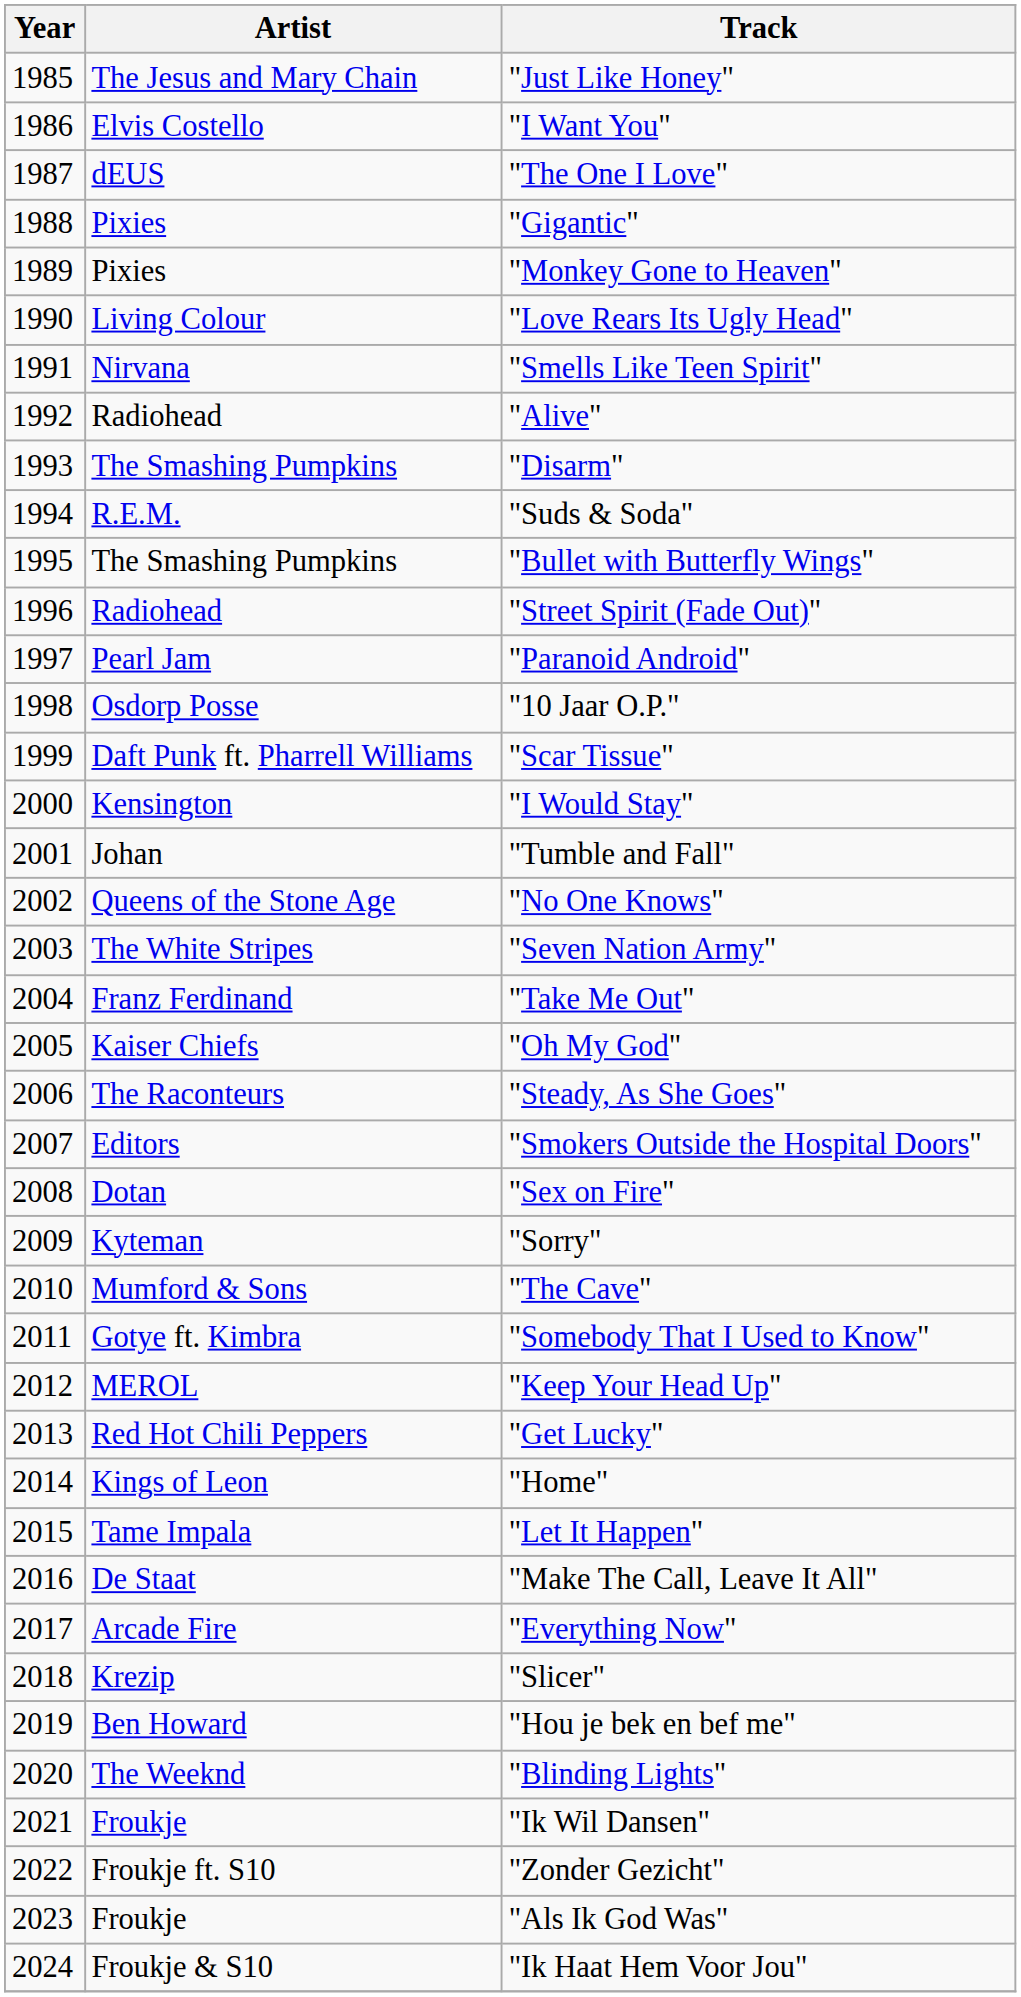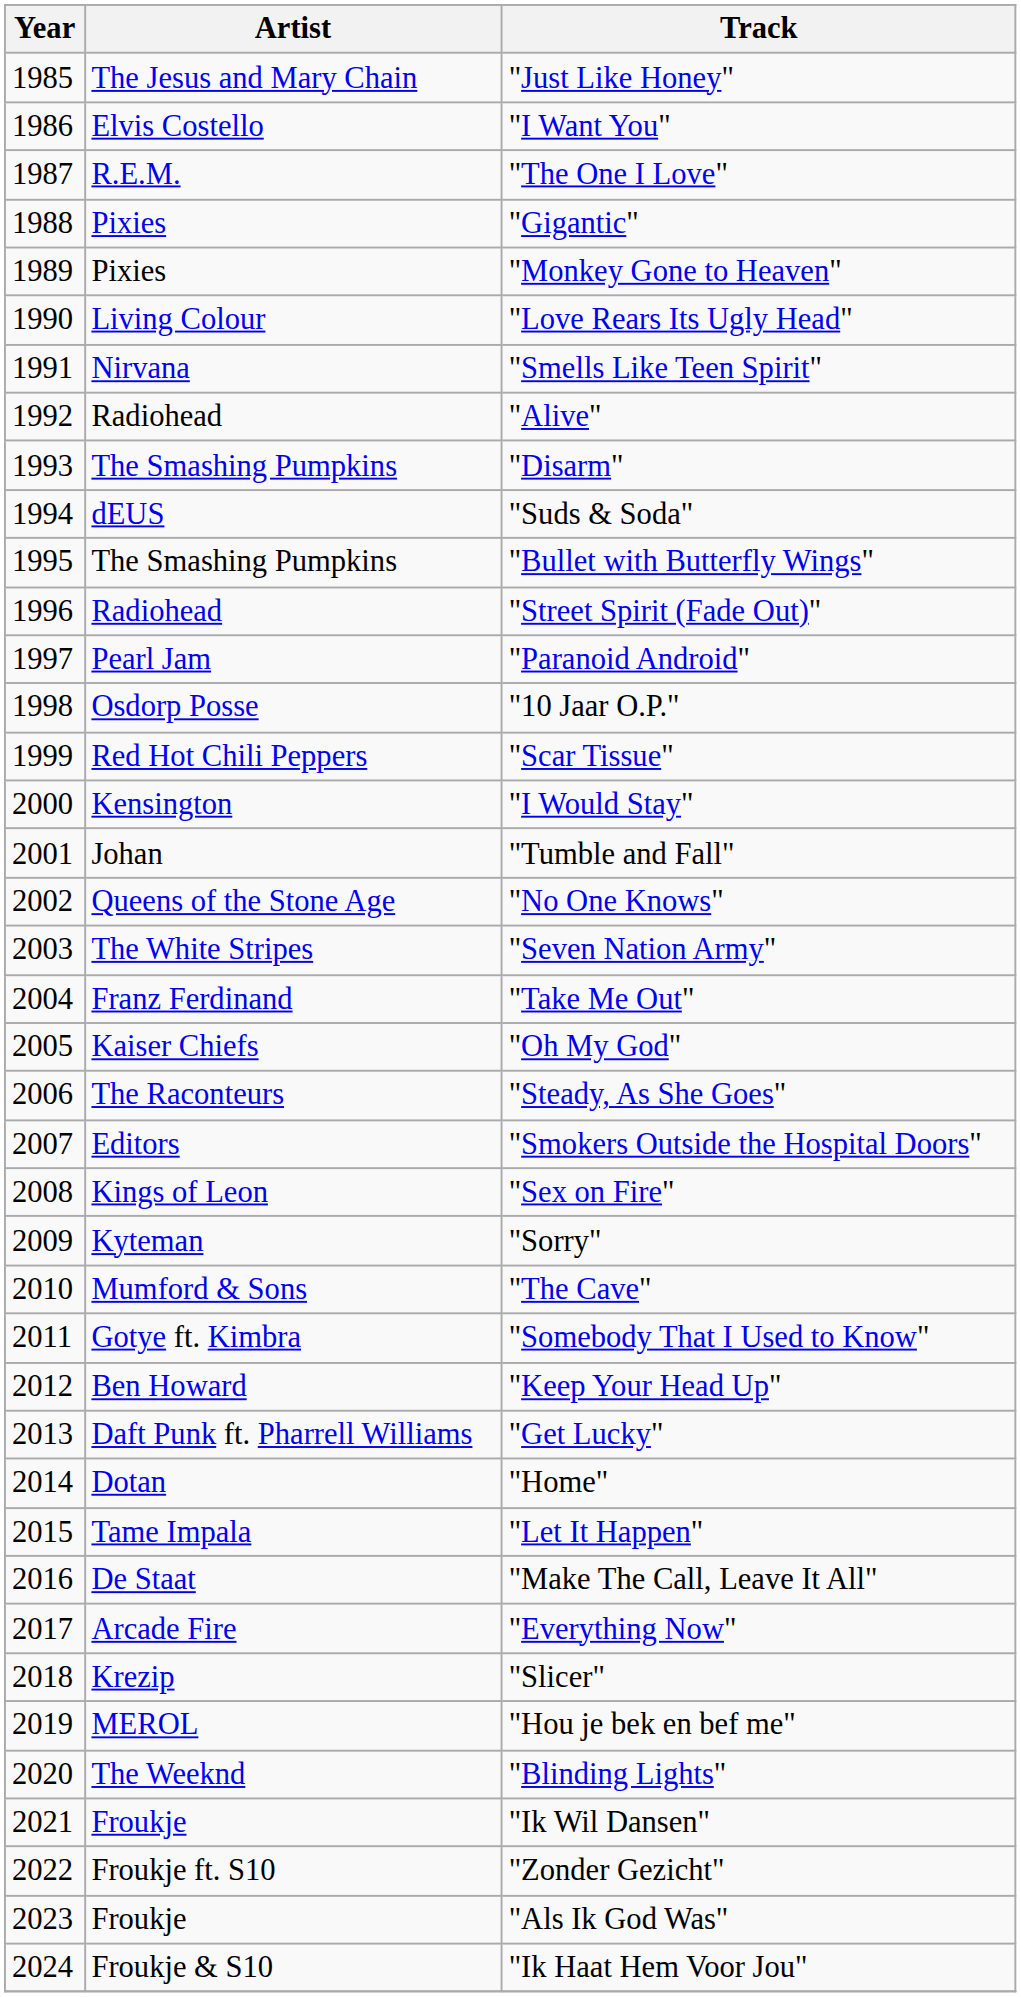(128, 174) dEUS -> (136, 174) R.E.M.
(136, 513) R.E.M. -> (128, 513) dEUS
(282, 755) Daft Punk ft. Pharrell Williams -> (229, 755) Red Hot Chili Peppers
(129, 1191) Dotan -> (180, 1191) Kings of Leon
(145, 1385) MEROL -> (169, 1385) Ben Howard
(229, 1434) Red Hot Chili Peppers -> (282, 1434) Daft Punk ft. Pharrell Williams
(180, 1482) Kings of Leon -> (129, 1482) Dotan
(169, 1725) Ben Howard -> (145, 1725) MEROL
